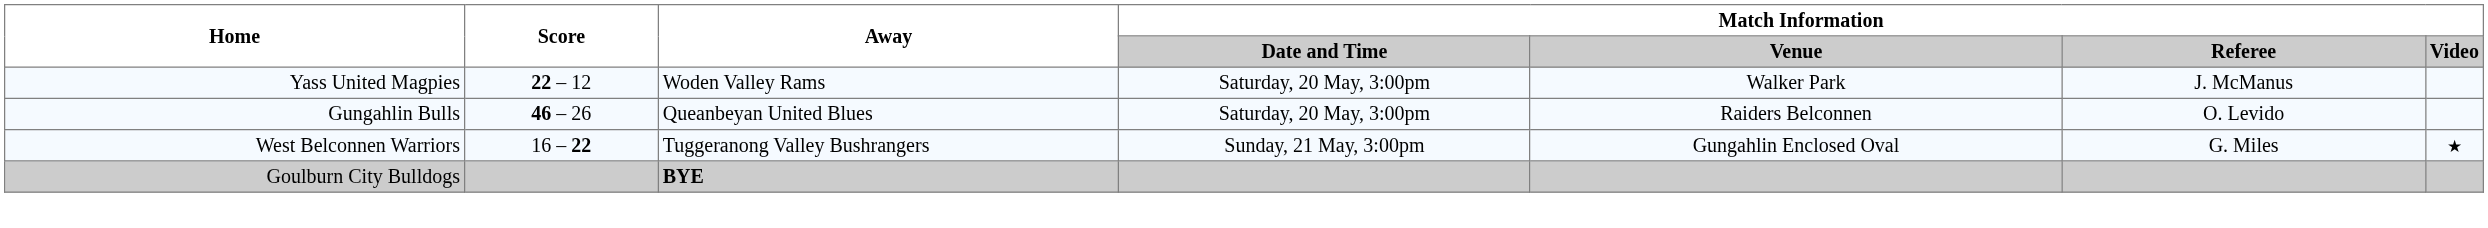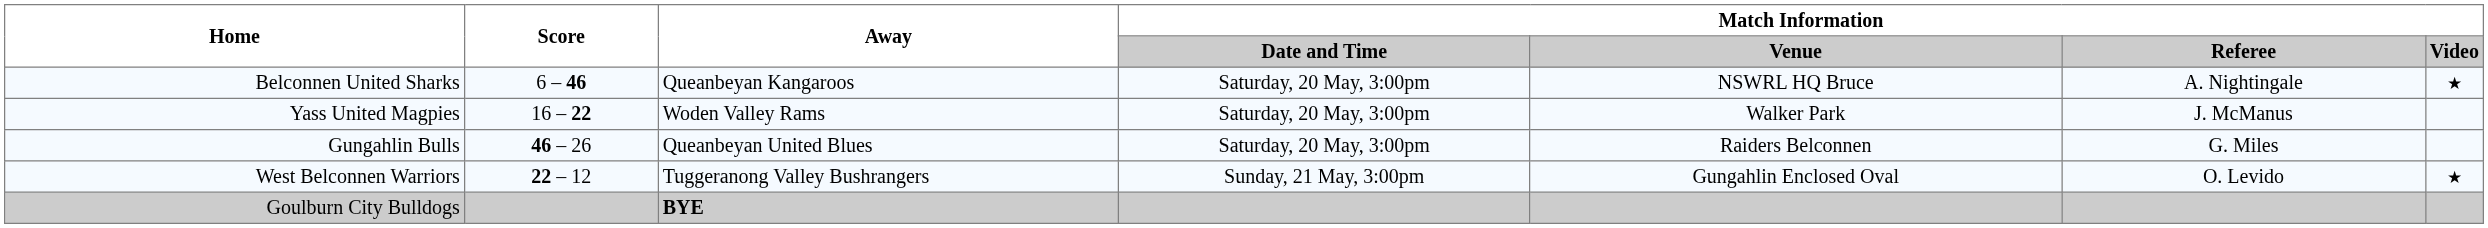+ row: (358, 82)
(561, 82) 22 – 12 -> (561, 113) 16 – 22
(2244, 113) O. Levido -> (2243, 145) G. Miles
(561, 145) 16 – 22 -> (561, 176) 22 – 12
(2244, 145) G. Miles -> (2243, 176) O. Levido
